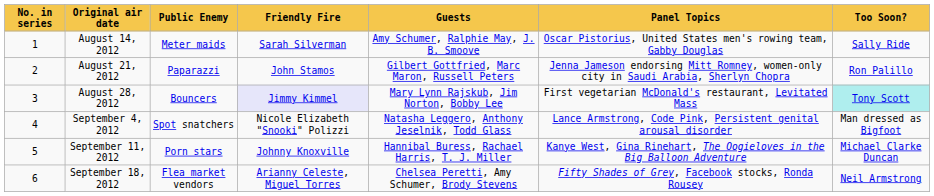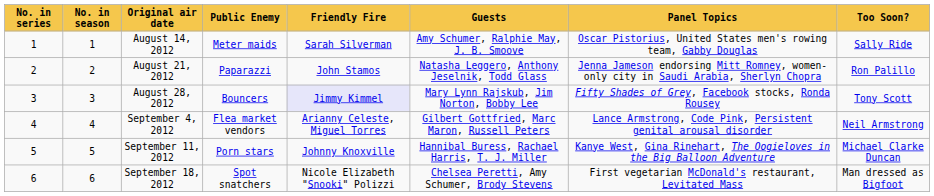+ column: (92, 18)
(453, 71) Gilbert Gottfried, Marc Maron, Russell Peters -> (489, 71) Natasha Leggero, Anthony Jeselnik, Todd Glass
(686, 98) First vegetarian McDonald's restaurant, Levitated Mass -> (703, 98) Fifty Shades of Grey, Facebook stocks, Ronda Rousey
(881, 98) paleturquoise background -> (883, 98) no background
(194, 125) Spot snatchers -> (245, 125) Flea market vendors
(303, 125) Nicole Elizabeth "Snooki" Polizzi -> (348, 125) Arianny Celeste, Miguel Torres
(453, 125) Natasha Leggero, Anthony Jeselnik, Todd Glass -> (489, 125) Gilbert Gottfried, Marc Maron, Russell Peters
(881, 125) Man dressed as Bigfoot -> (883, 125) Neil Armstrong
(194, 178) Flea market vendors -> (245, 178) Spot snatchers
(303, 178) Arianny Celeste, Miguel Torres -> (348, 178) Nicole Elizabeth "Snooki" Polizzi
(686, 178) Fifty Shades of Grey, Facebook stocks, Ronda Rousey -> (703, 178) First vegetarian McDonald's restaurant, Levitated Mass
(881, 178) Neil Armstrong -> (883, 178) Man dressed as Bigfoot
